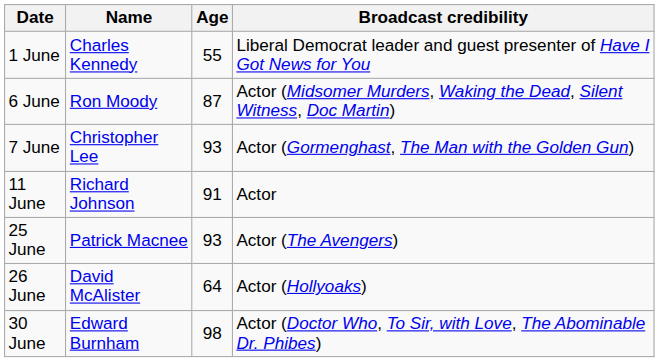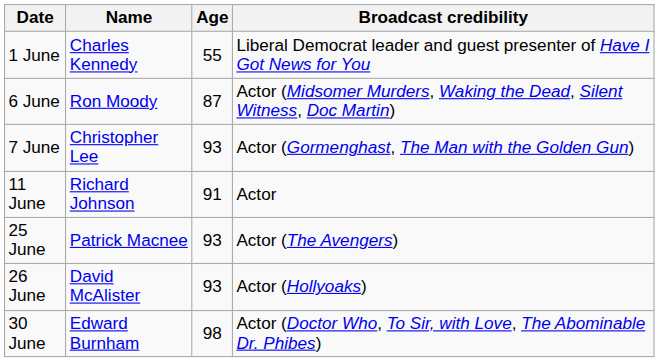(212, 286) 64 -> (212, 286) 93
